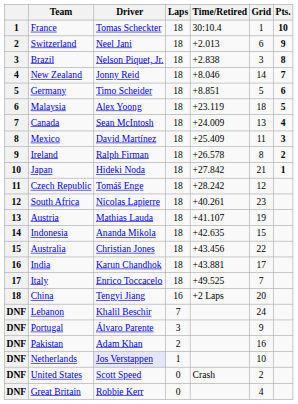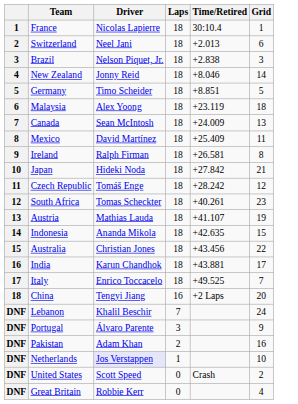- column: (283, 12)
(129, 28) Tomas Scheckter -> (128, 28) Nicolas Lapierre
(208, 154) +26.578 -> (208, 154) +26.581
(128, 202) Nicolas Lapierre -> (129, 202) Tomas Scheckter
